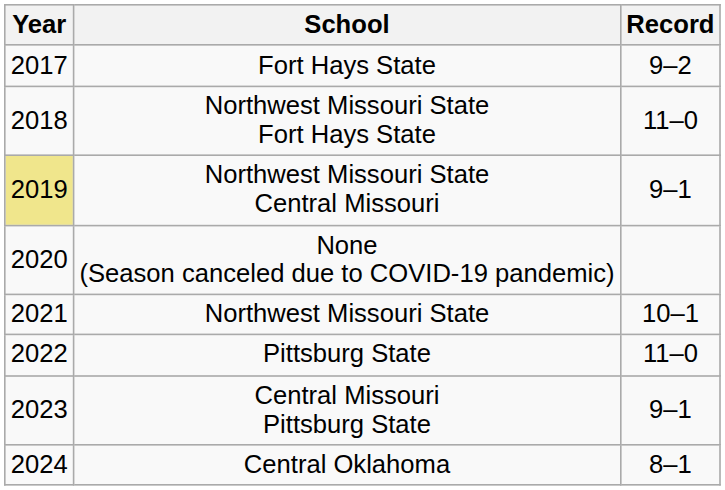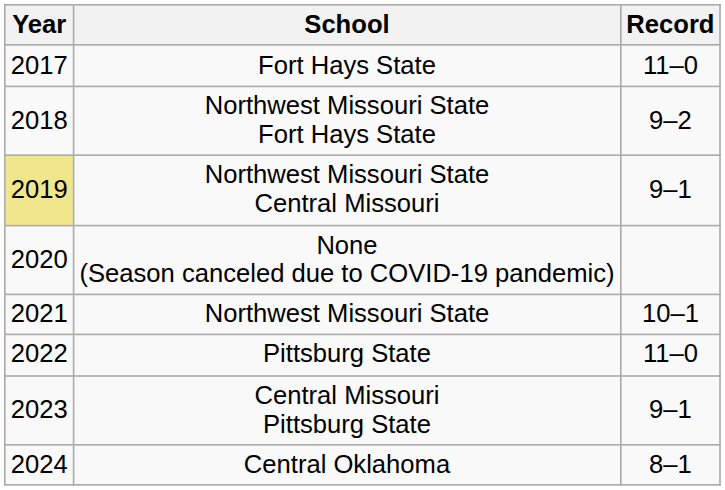(670, 65) 9–2 -> (670, 65) 11–0
(670, 120) 11–0 -> (670, 120) 9–2
